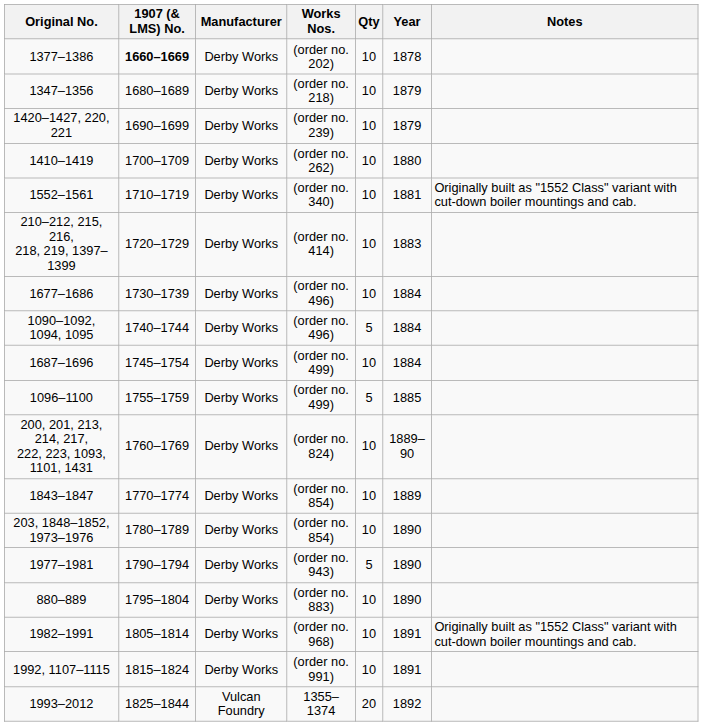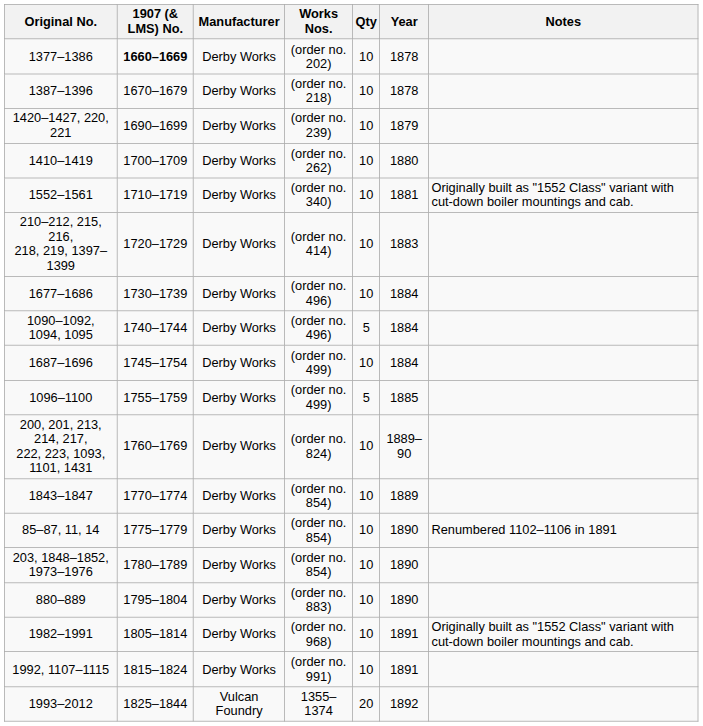+ row: (61, 91)
- row: (61, 91)
+ row: (61, 530)
- row: (61, 565)
